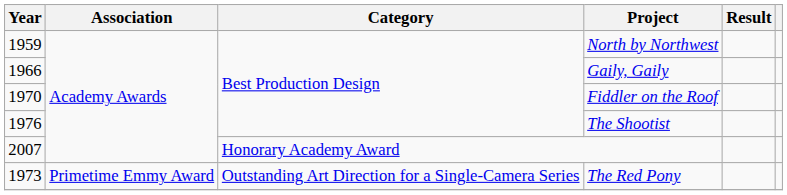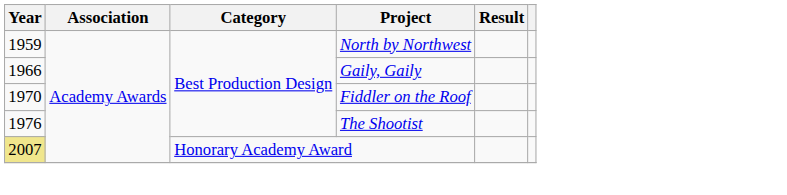(25, 149) no background -> (25, 149) khaki background
- row: (634, 176)
